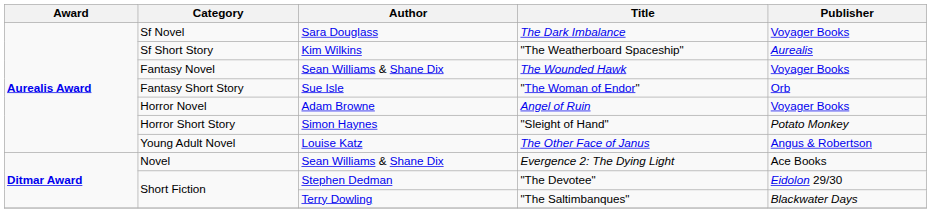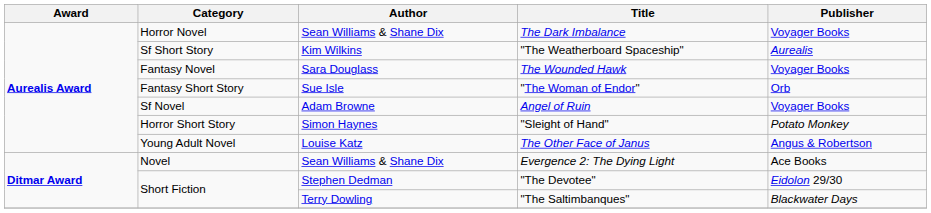(162, 32) Sf Novel -> (173, 32) Horror Novel
(340, 32) Sara Douglass -> (373, 32) Sean Williams & Shane Dix
(373, 69) Sean Williams & Shane Dix -> (340, 69) Sara Douglass
(173, 106) Horror Novel -> (162, 106) Sf Novel
